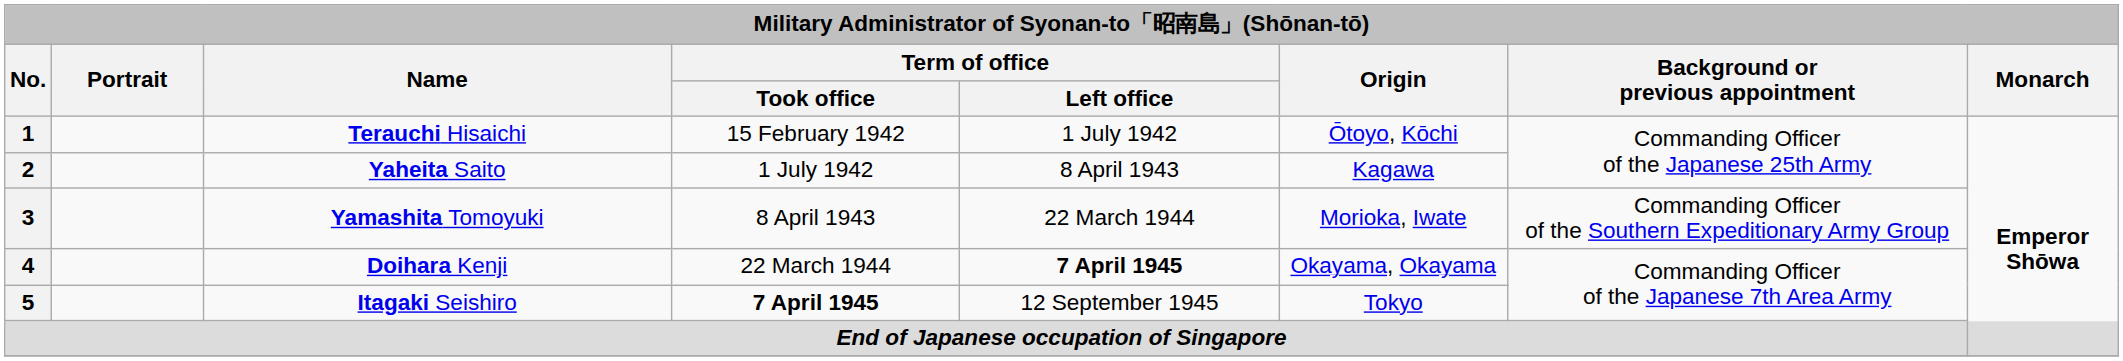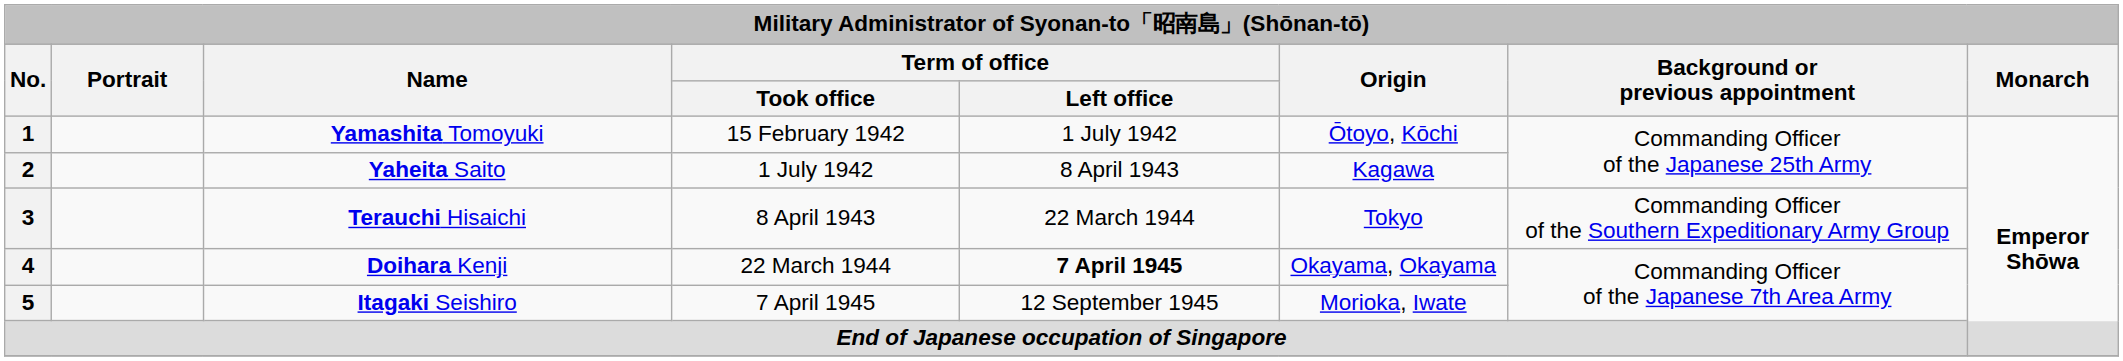(437, 133) Terauchi Hisaichi -> (437, 133) Yamashita Tomoyuki
(437, 218) Yamashita Tomoyuki -> (437, 218) Terauchi Hisaichi
(1393, 218) Morioka, Iwate -> (1393, 218) Tokyo
(816, 302) bold -> (816, 302) normal
(1393, 302) Tokyo -> (1393, 302) Morioka, Iwate
